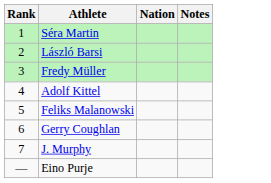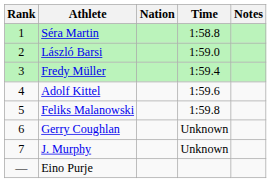+ column: (204, 14)
